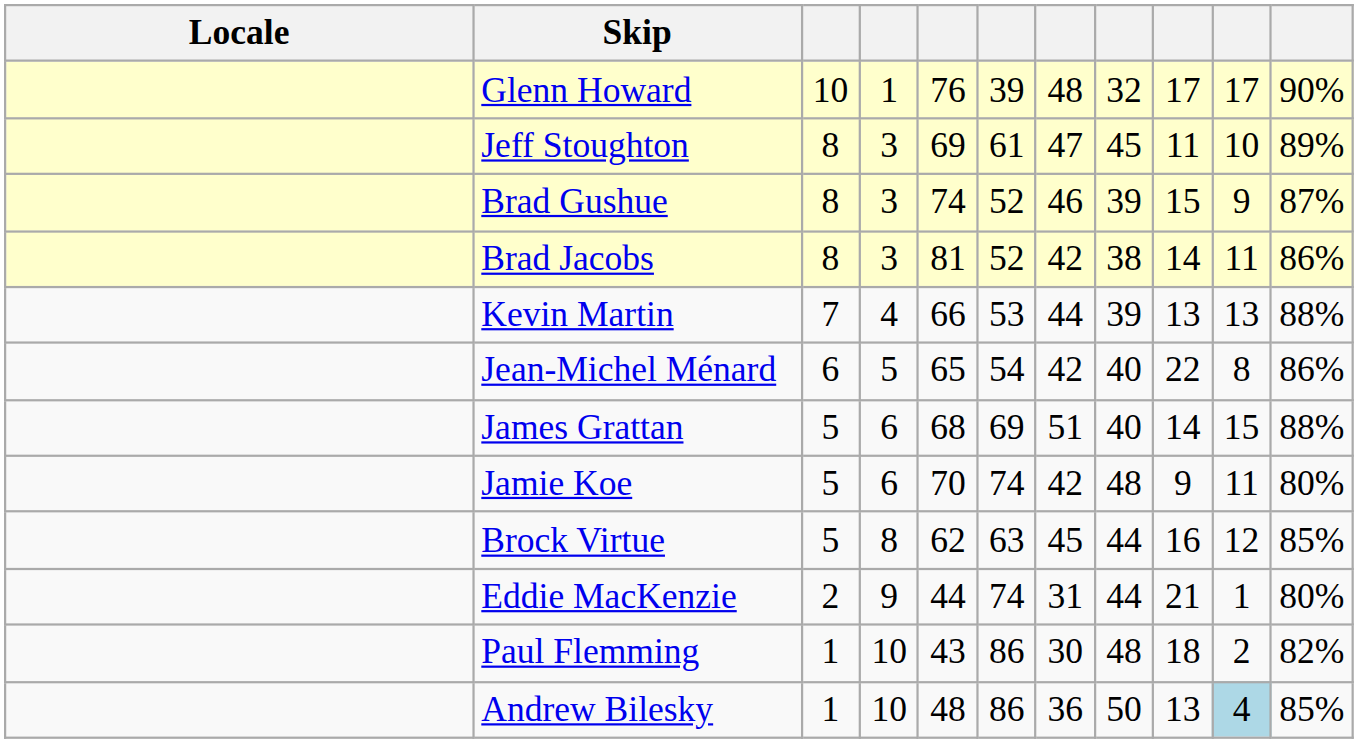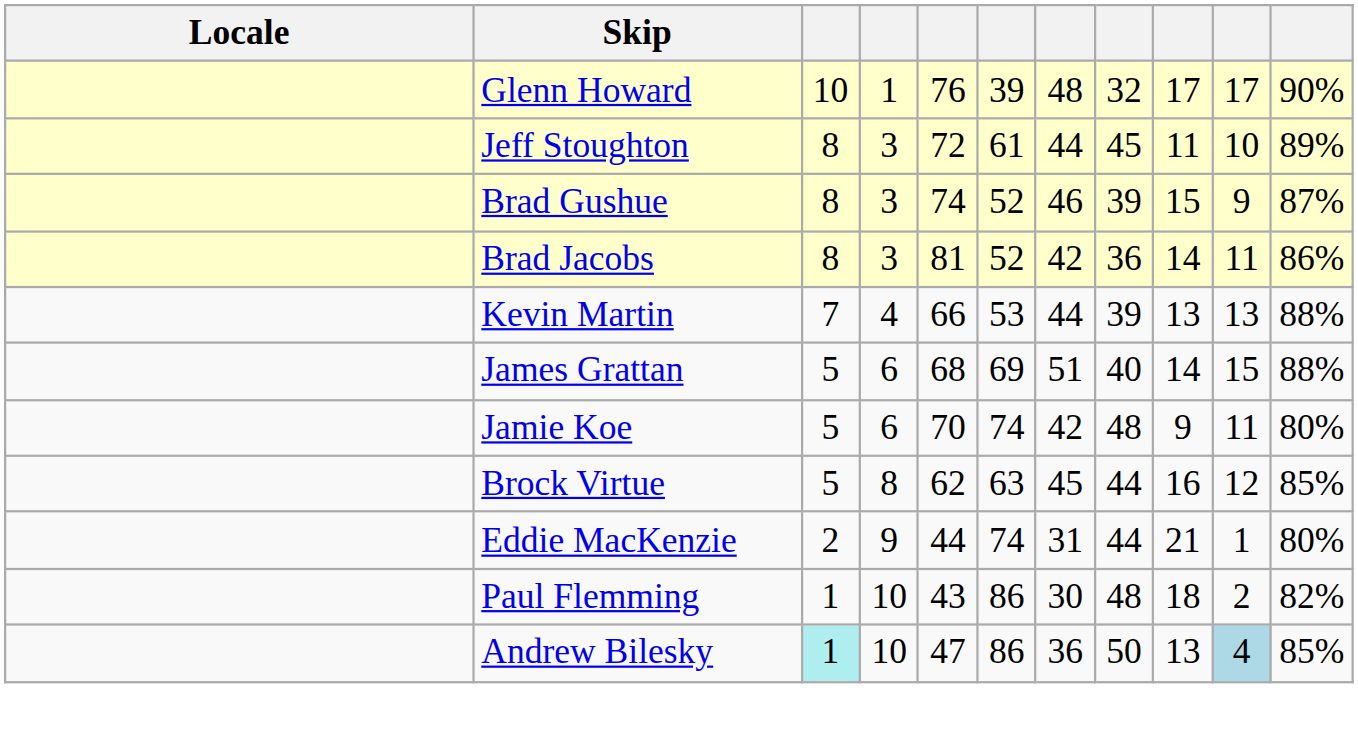(948, 145) 69 -> (948, 145) 72
(1065, 145) 47 -> (1065, 145) 44
(1124, 257) 38 -> (1124, 257) 36
- row: (629, 370)
(830, 708) no background -> (830, 652) paleturquoise background
(948, 708) 48 -> (948, 652) 47
